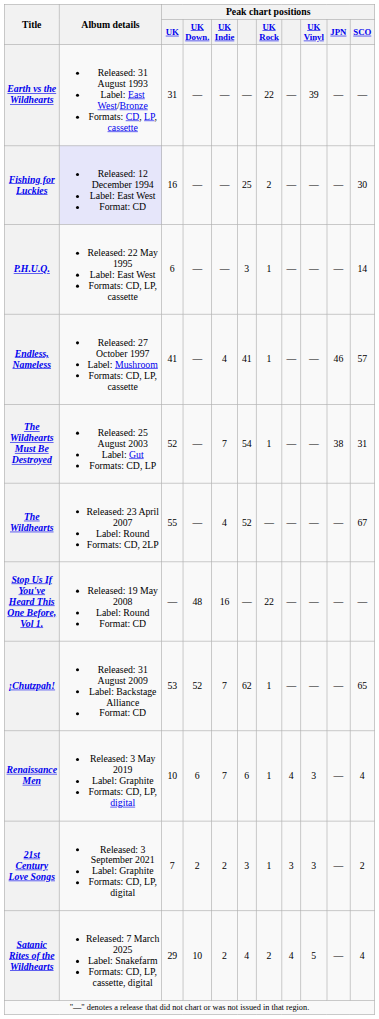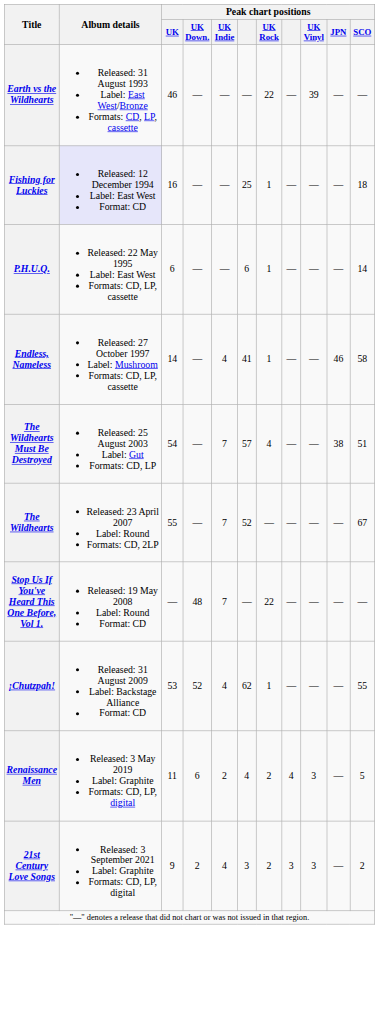(172, 95) 31 -> (172, 95) 46
(269, 185) 2 -> (269, 185) 1
(362, 185) 30 -> (362, 185) 18
(247, 269) 3 -> (247, 269) 6
(172, 359) 41 -> (172, 359) 14
(362, 359) 57 -> (362, 359) 58
(172, 443) 52 -> (172, 443) 54
(247, 443) 54 -> (247, 443) 57
(269, 443) 1 -> (269, 443) 4
(362, 443) 31 -> (362, 443) 51
(225, 522) 4 -> (225, 522) 7
(225, 601) 16 -> (225, 601) 7
(225, 686) 7 -> (225, 686) 4
(362, 686) 65 -> (362, 686) 55
(172, 776) 10 -> (172, 776) 11
(225, 776) 7 -> (225, 776) 2
(247, 776) 6 -> (247, 776) 4
(269, 776) 1 -> (269, 776) 2
(362, 776) 4 -> (362, 776) 5
(172, 865) 7 -> (172, 865) 9
(225, 865) 2 -> (225, 865) 4
(269, 865) 1 -> (269, 865) 2
- row: (32, 955)
